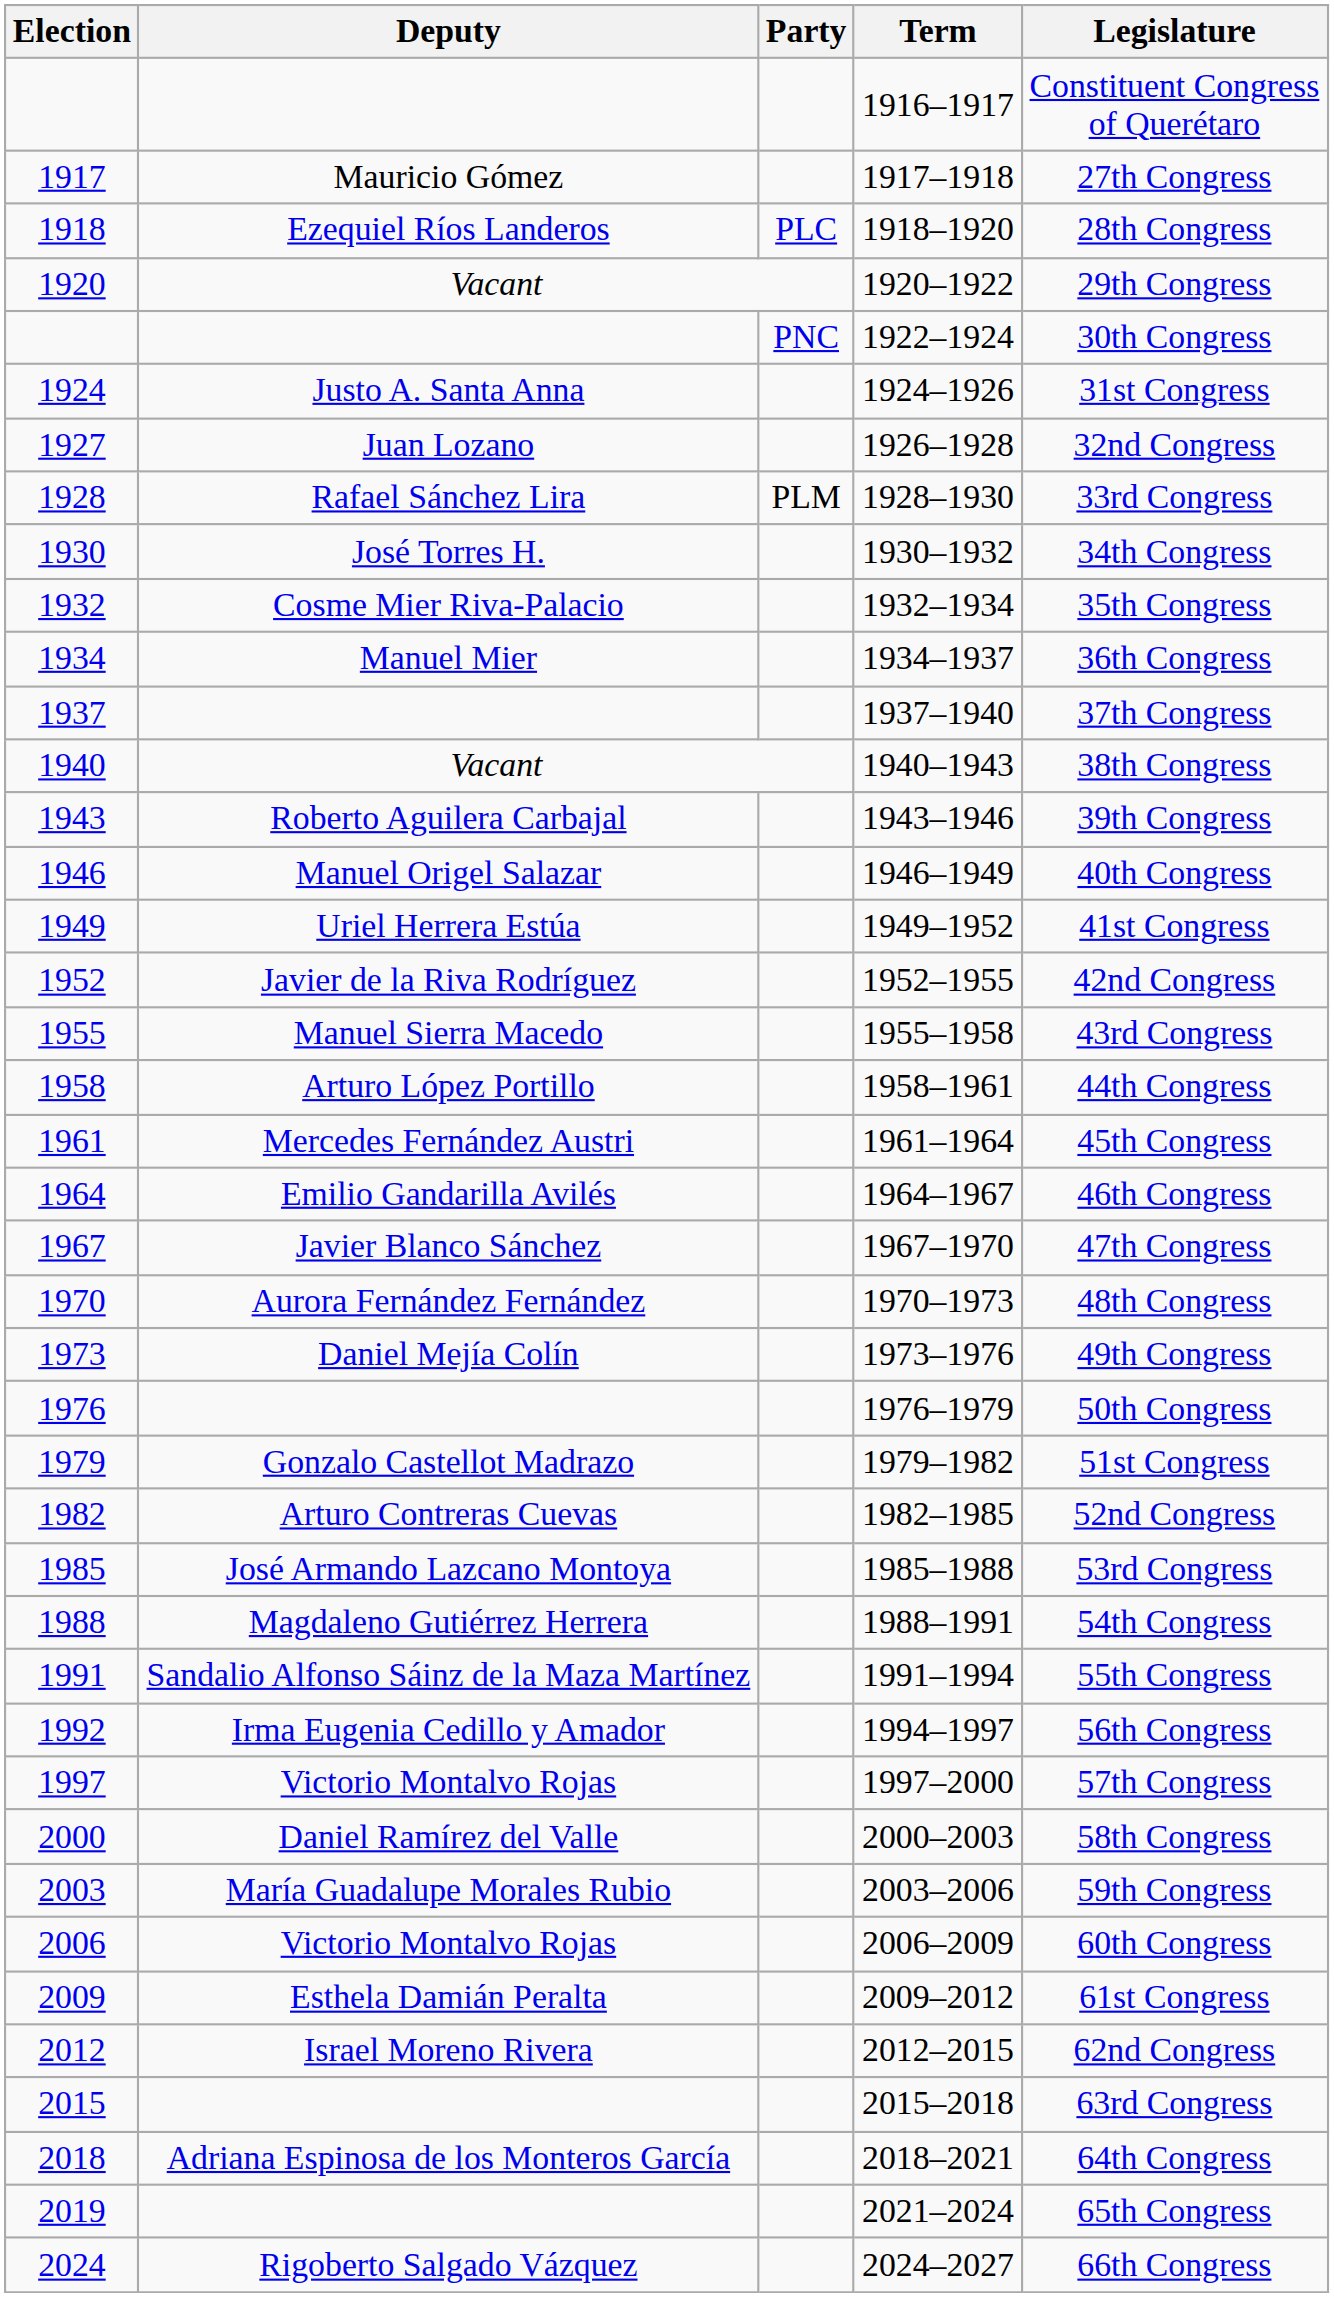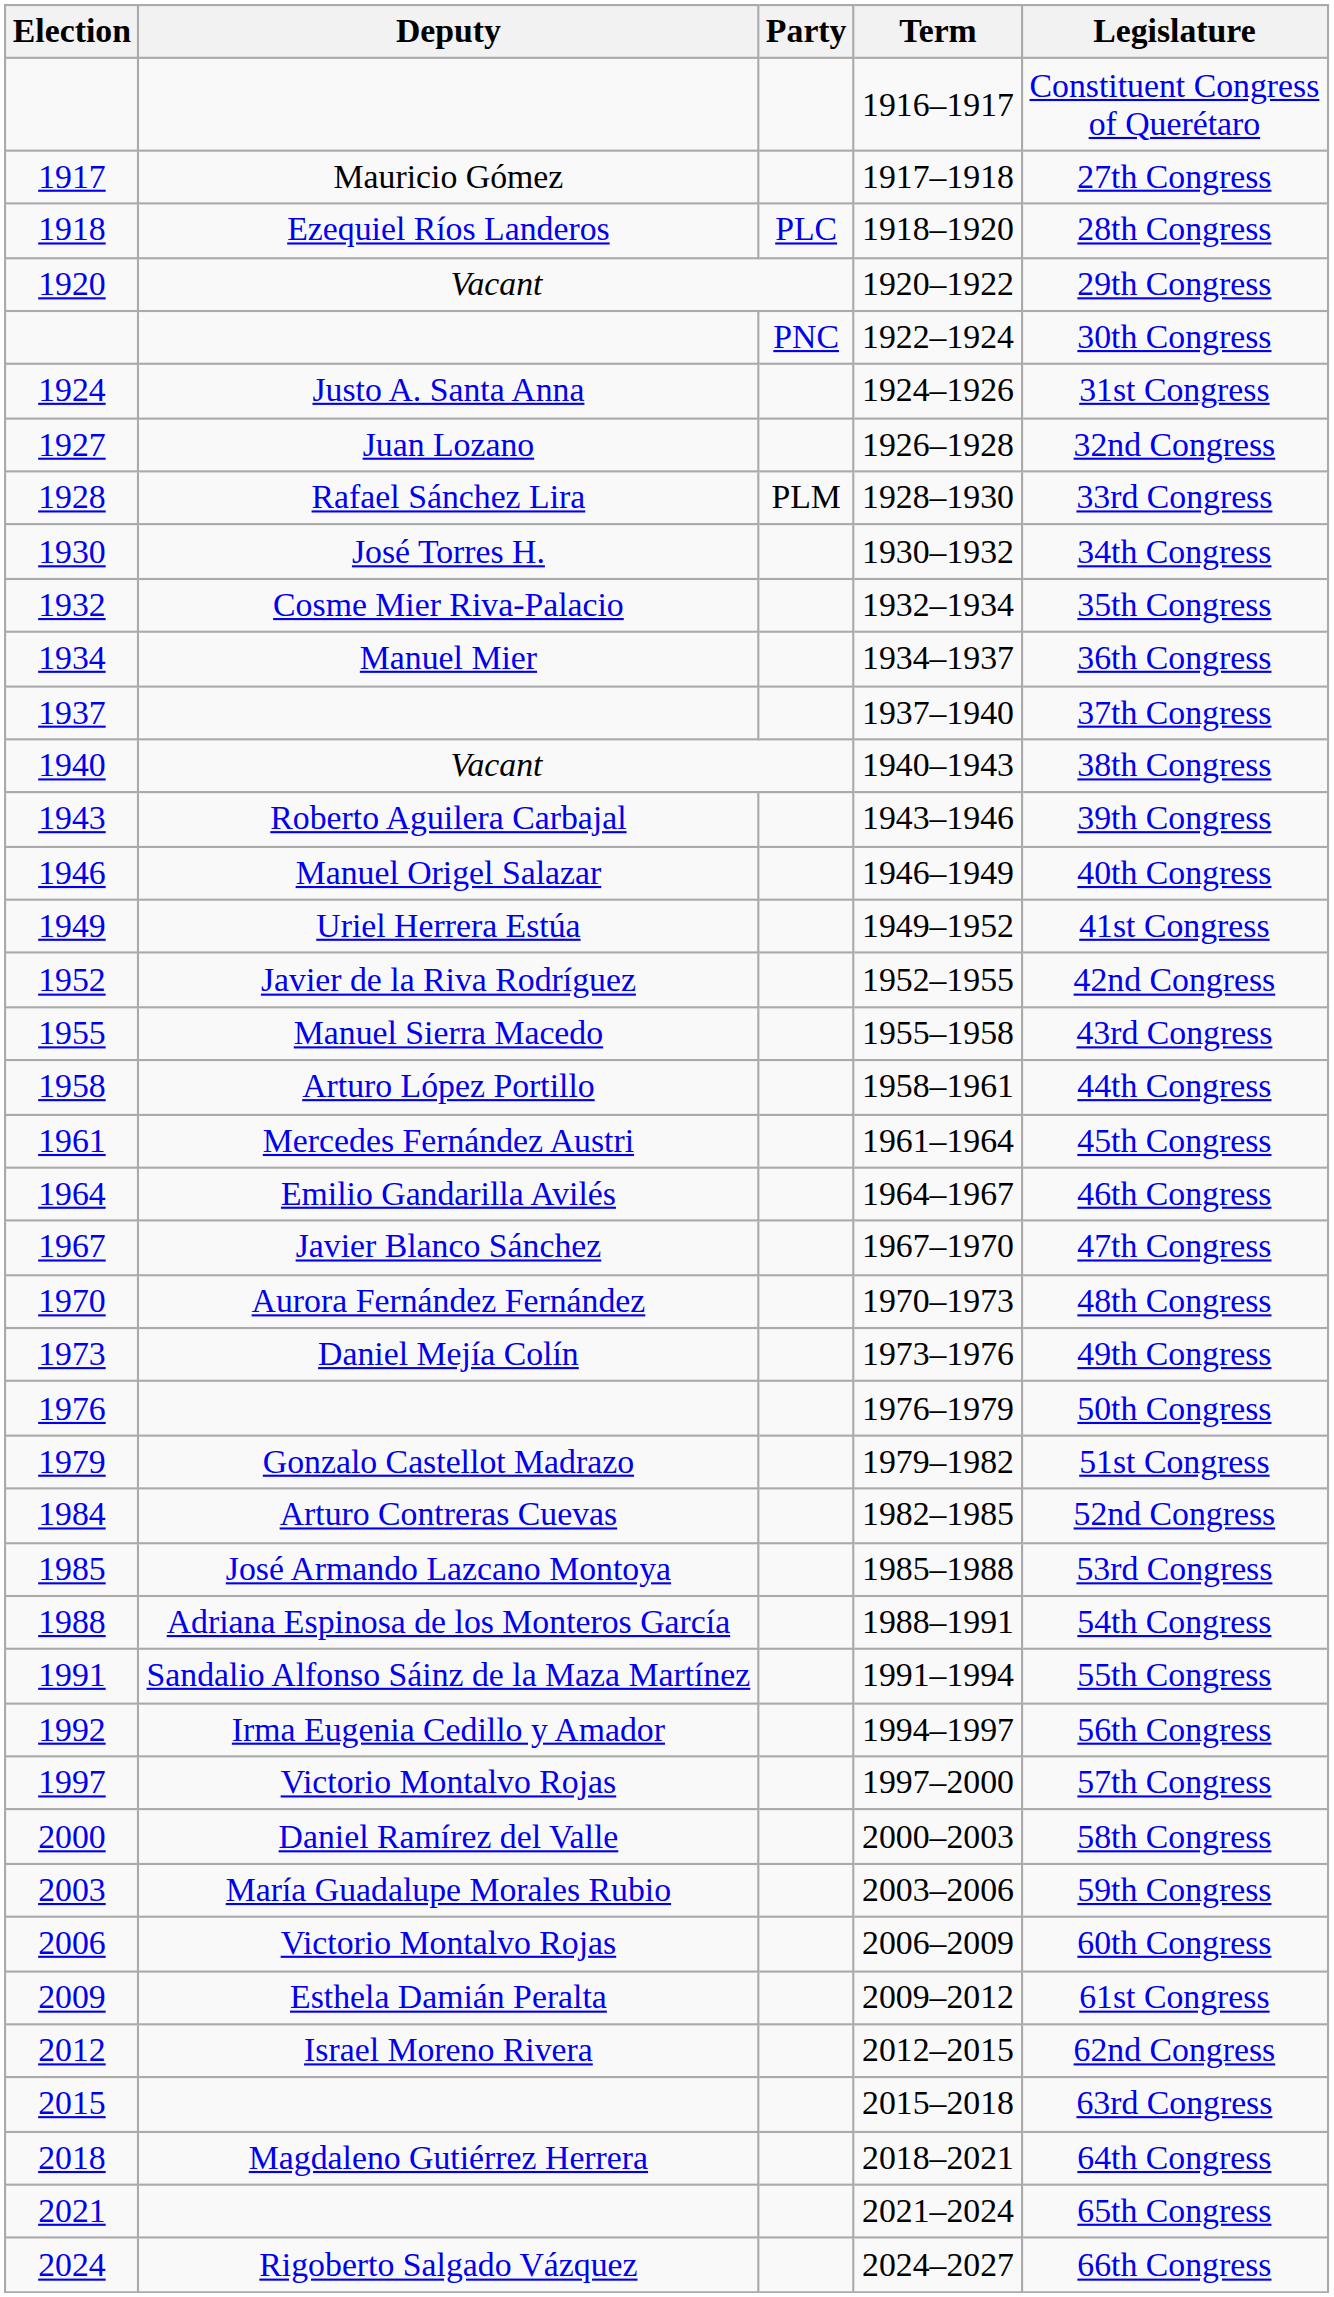(72, 1514) 1982 -> (72, 1514) 1984
(448, 1621) Magdaleno Gutiérrez Herrera -> (448, 1621) Adriana Espinosa de los Monteros García
(448, 2157) Adriana Espinosa de los Monteros García -> (448, 2157) Magdaleno Gutiérrez Herrera
(72, 2210) 2019 -> (72, 2210) 2021
